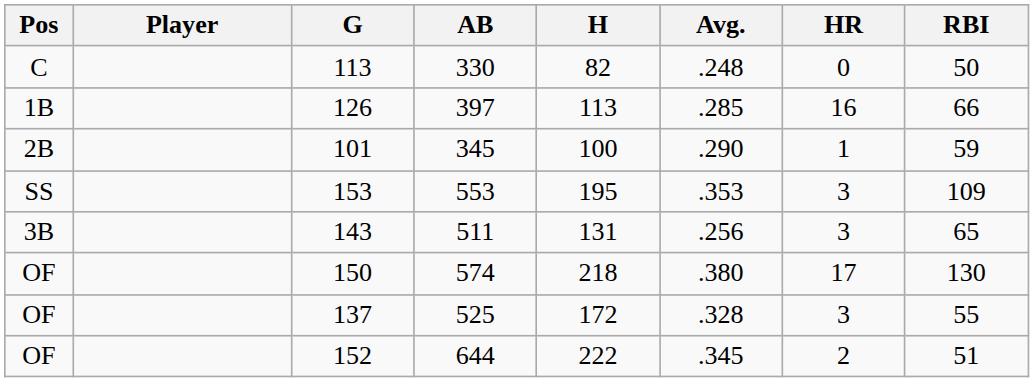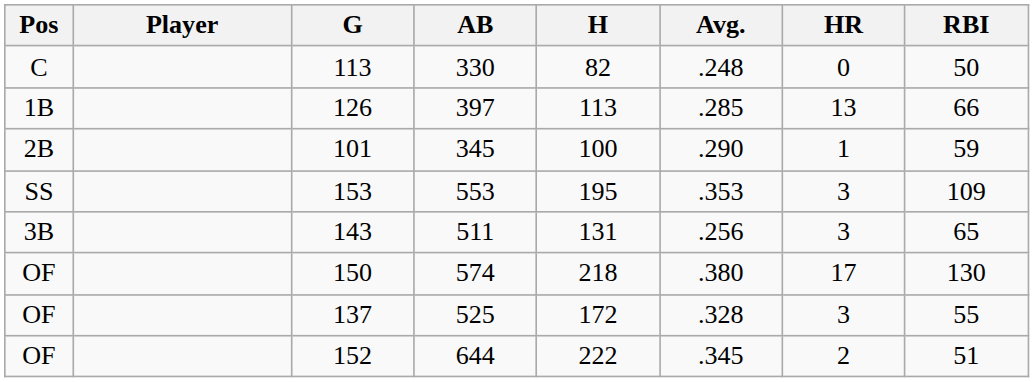(843, 107) 16 -> (843, 107) 13
